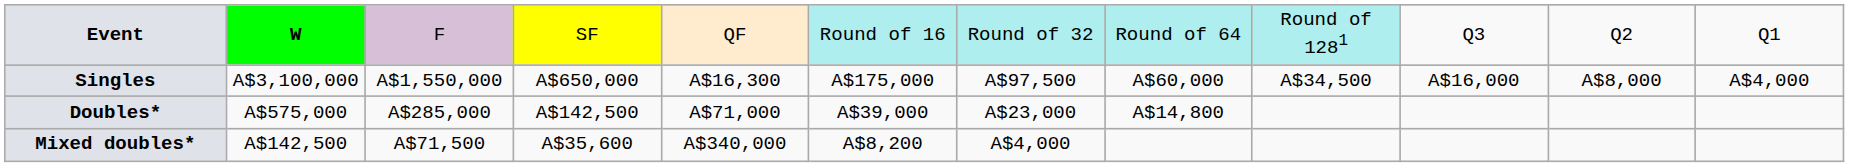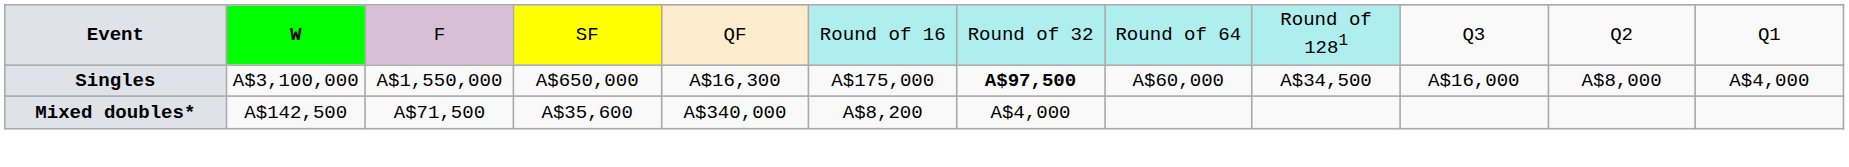(1031, 80) normal -> (1031, 80) bold
- row: (115, 112)
